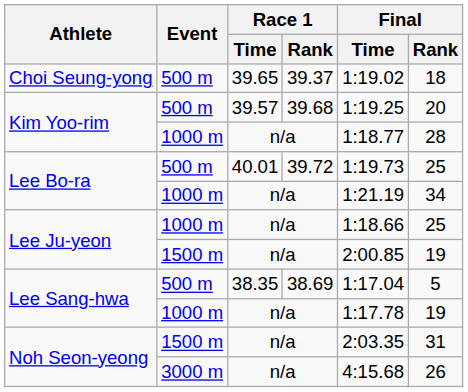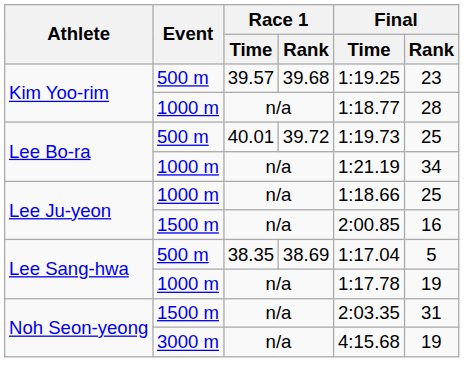- row: (81, 78)
(435, 108) 20 -> (431, 78) 23
(435, 254) 19 -> (431, 225) 16
(435, 372) 26 -> (431, 343) 19
